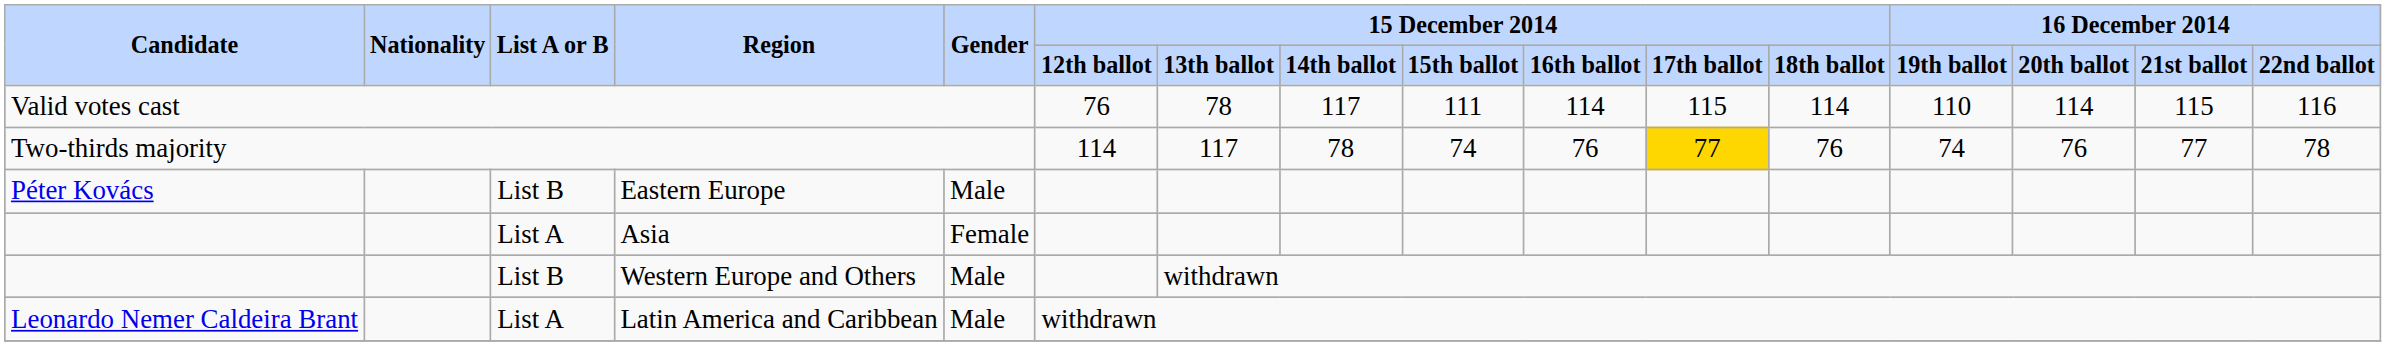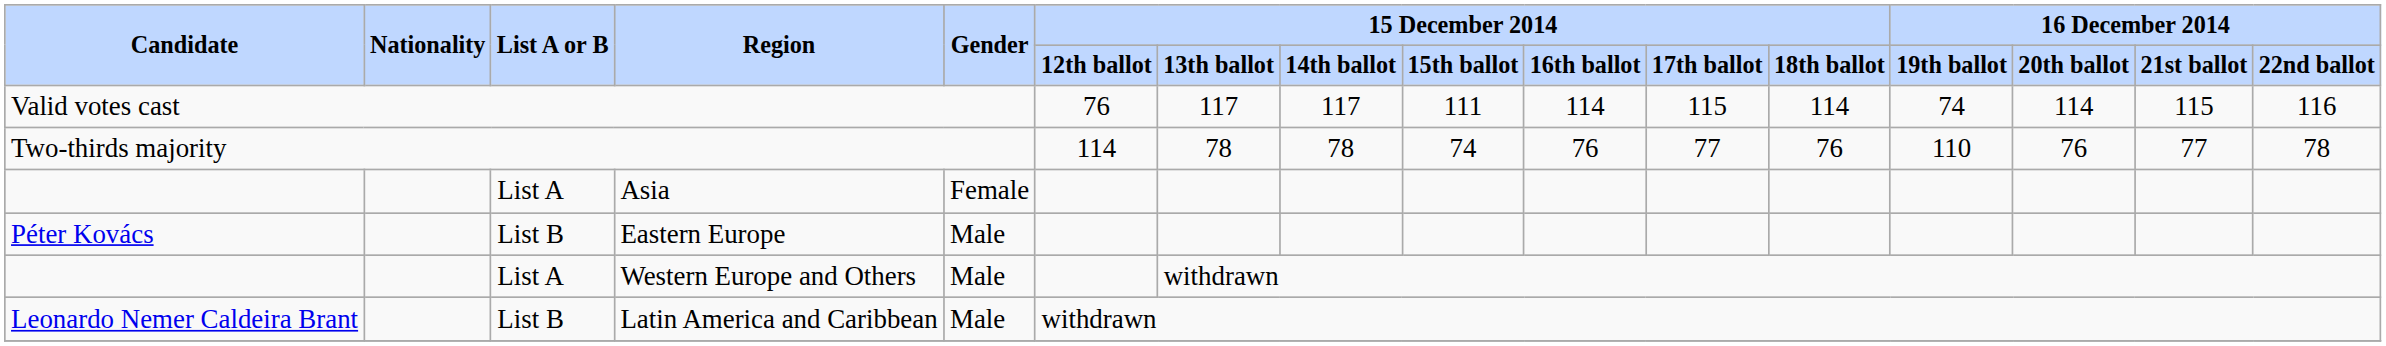(1219, 105) 78 -> (1219, 105) 117
(1952, 105) 110 -> (1952, 105) 74
(1219, 148) 117 -> (1219, 148) 78
(1707, 148) gold background -> (1707, 148) no background
(1952, 148) 74 -> (1952, 148) 110
rows swapped: (703, 190) <-> (645, 233)
(531, 276) List B -> (531, 276) List A
(531, 318) List A -> (531, 318) List B
